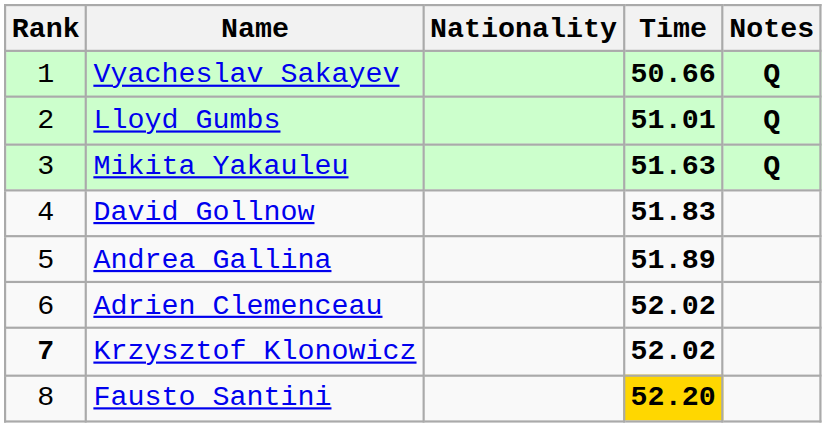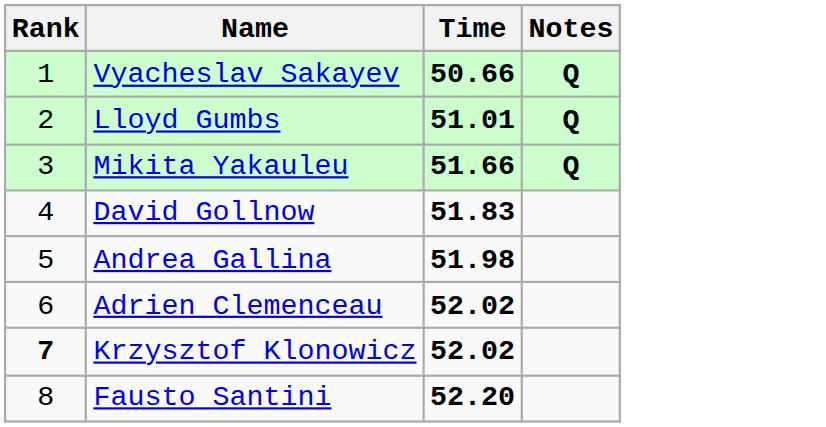- column: (524, 28)
(673, 167) 51.63 -> (473, 167) 51.66
(673, 259) 51.89 -> (473, 259) 51.98
(673, 398) gold background -> (473, 398) no background
